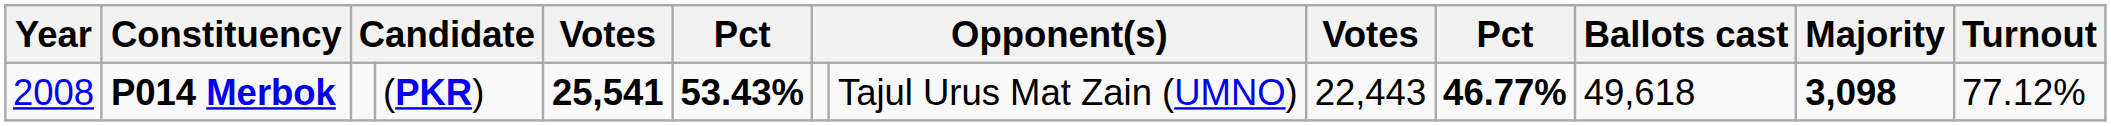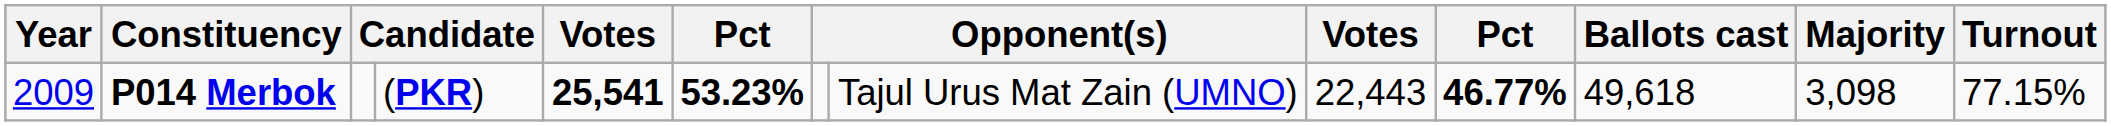(53, 92) 2008 -> (53, 92) 2009
(742, 92) 53.43% -> (742, 92) 53.23%
(1851, 92) bold -> (1851, 92) normal
(2024, 92) 77.12% -> (2024, 92) 77.15%
